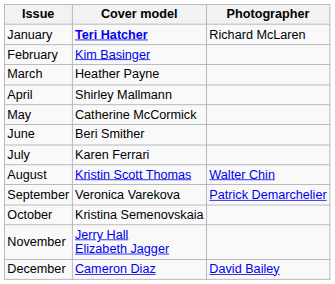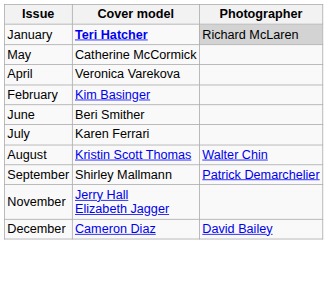(257, 34) no background -> (250, 34) lightgrey background
rows swapped: (33, 54) <-> (19, 114)
- row: (25, 74)
(123, 94) Shirley Mallmann -> (128, 74) Veronica Varekova
(128, 194) Veronica Varekova -> (123, 174) Shirley Mallmann
- row: (30, 214)
